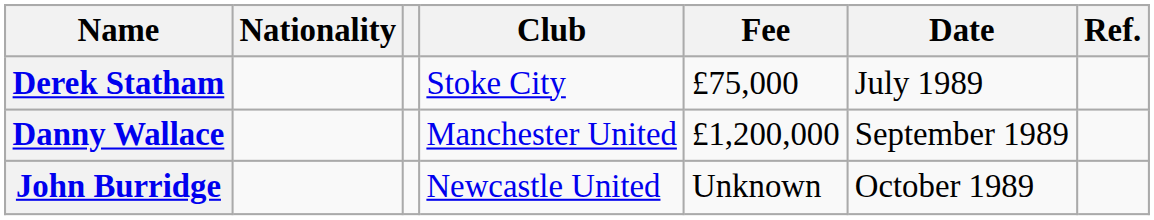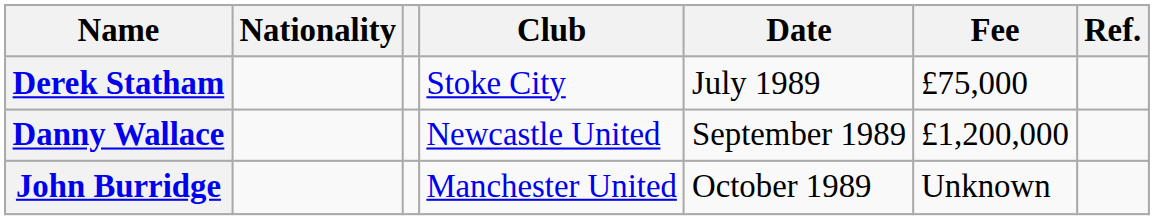columns swapped: (962, 30) <-> (766, 30)
(552, 134) Manchester United -> (543, 134) Newcastle United
(543, 186) Newcastle United -> (552, 186) Manchester United
